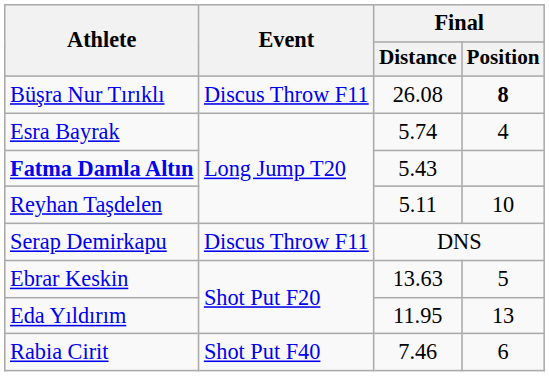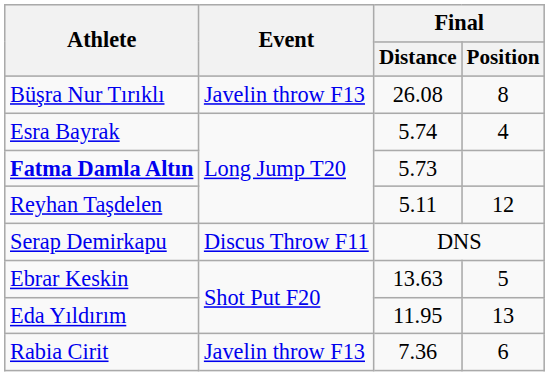(286, 94) Discus Throw F11 -> (284, 94) Javelin throw F13
(503, 94) bold -> (503, 94) normal
(418, 168) 5.43 -> (418, 168) 5.73
(503, 205) 10 -> (503, 205) 12
(262, 352) Shot Put F40 -> (284, 352) Javelin throw F13
(418, 352) 7.46 -> (418, 352) 7.36
